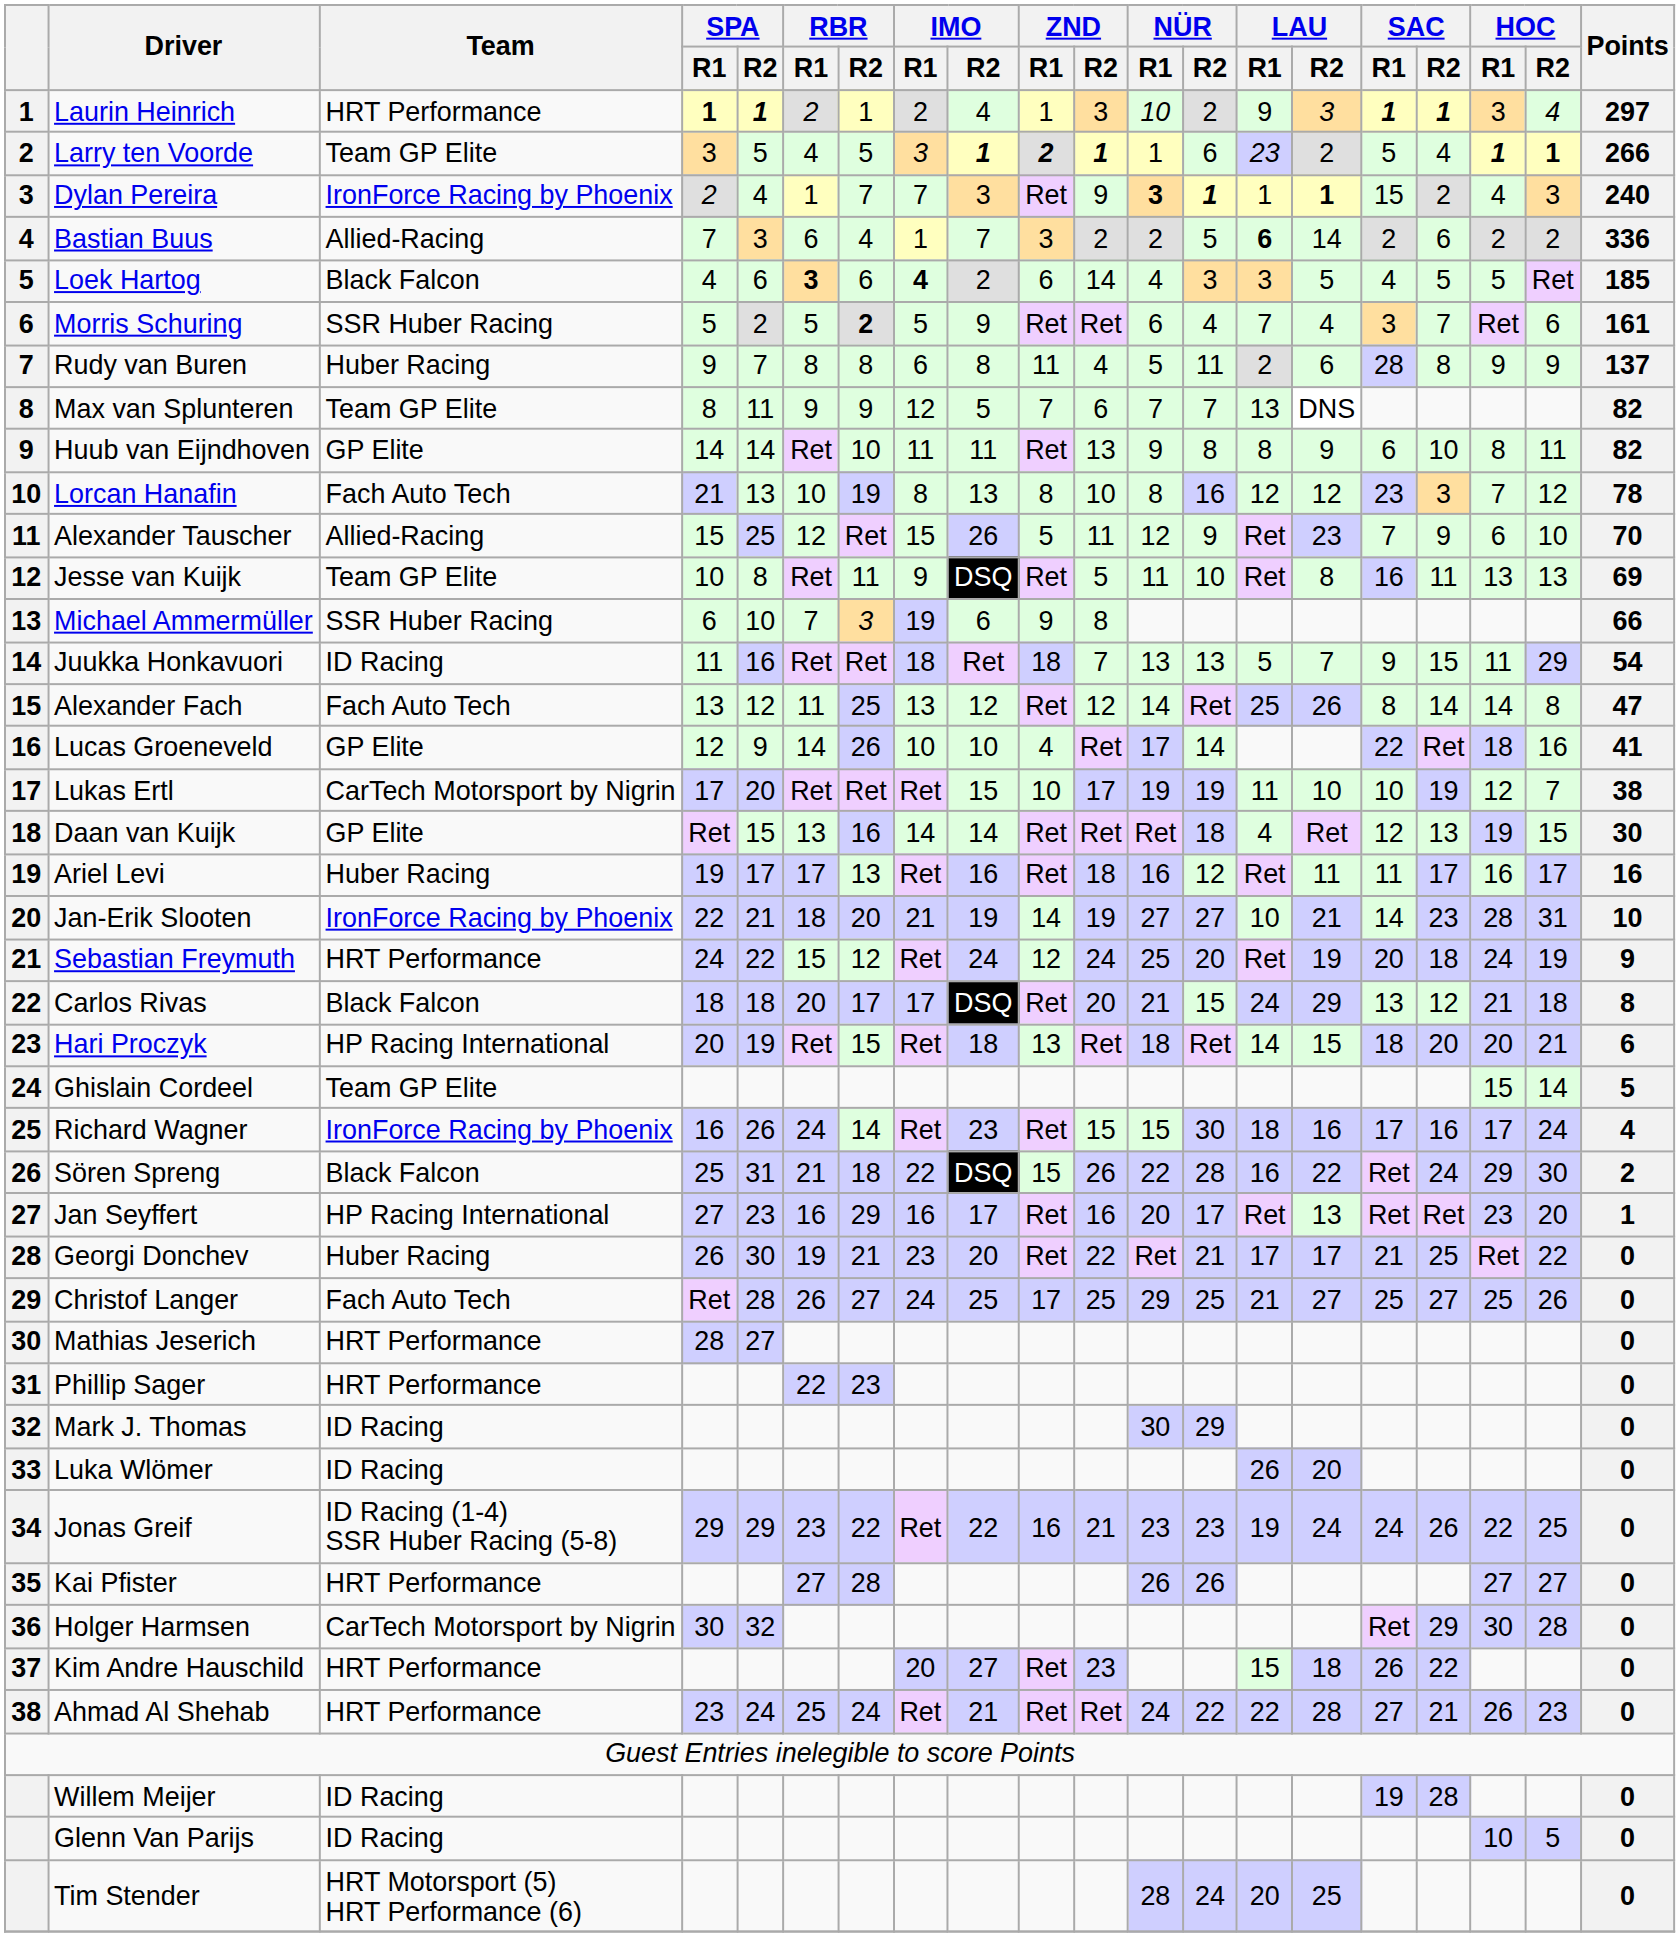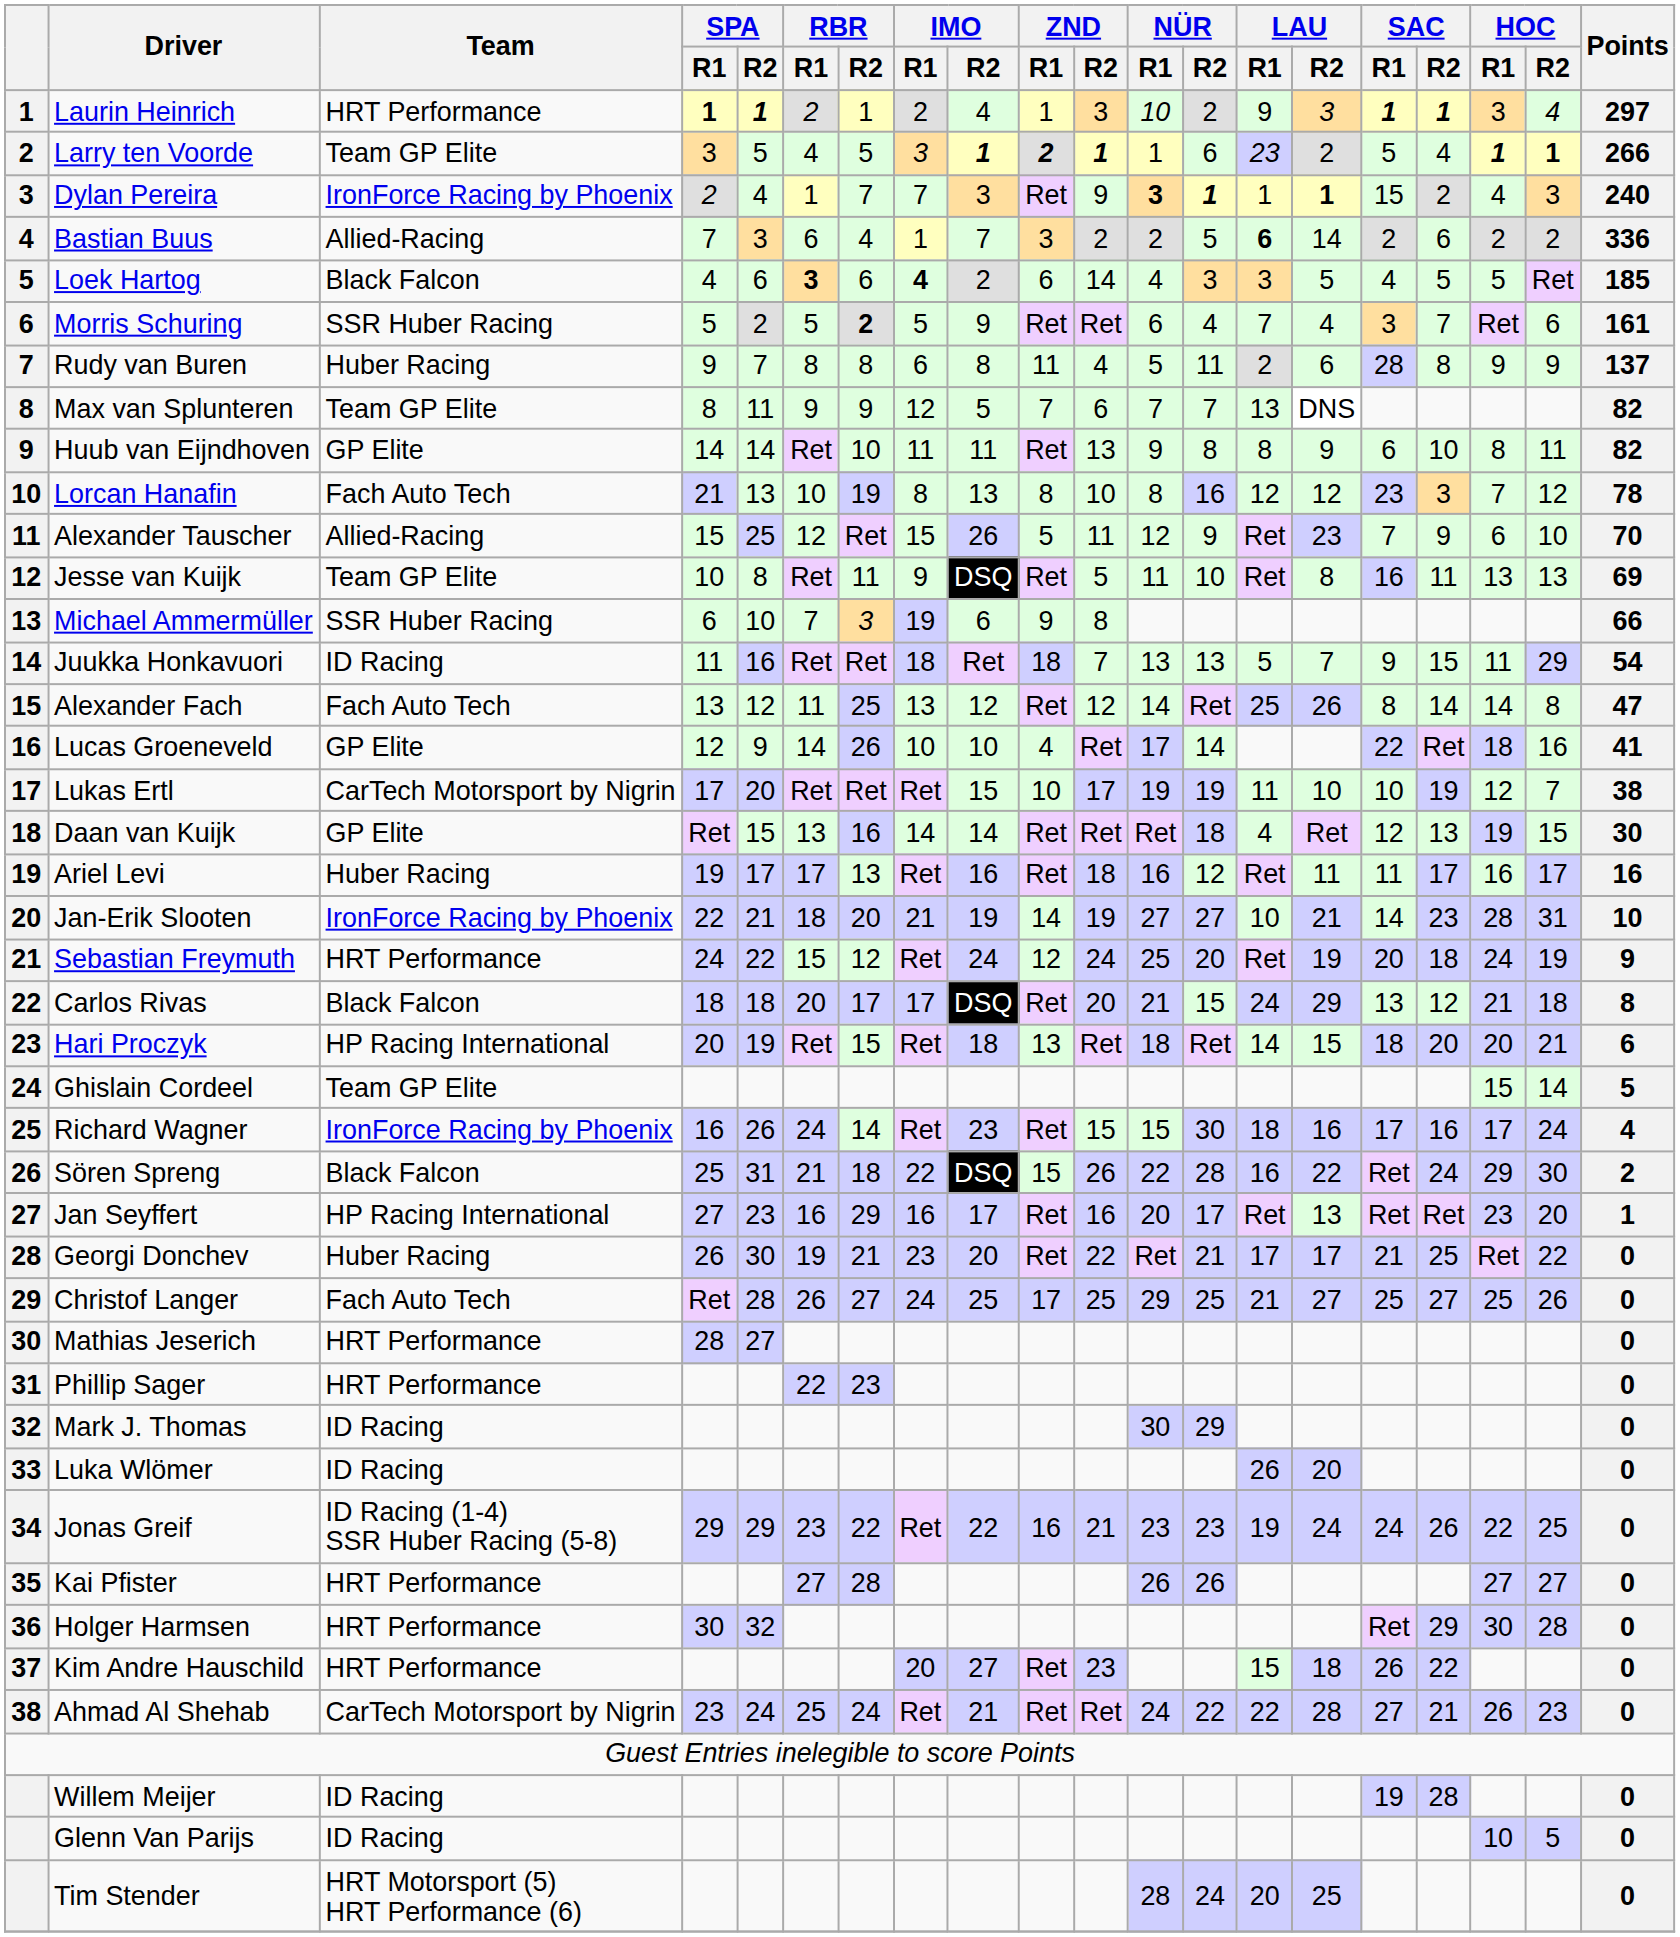(501, 1626) CarTech Motorsport by Nigrin -> (434, 1626) HRT Performance
(434, 1711) HRT Performance -> (501, 1711) CarTech Motorsport by Nigrin
